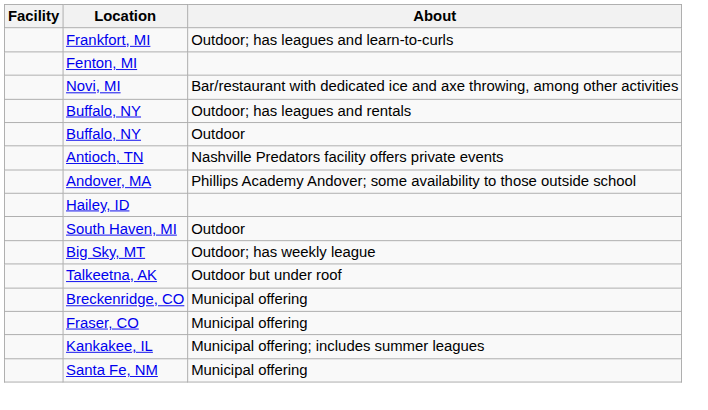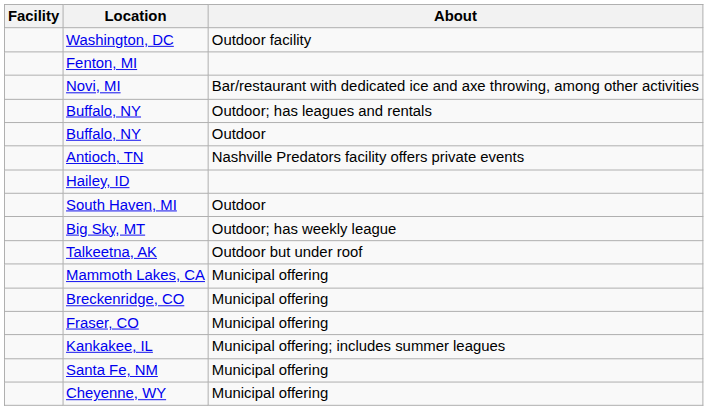+ row: (120, 39)
- row: (108, 39)
- row: (109, 181)
+ row: (136, 275)
+ row: (116, 393)
